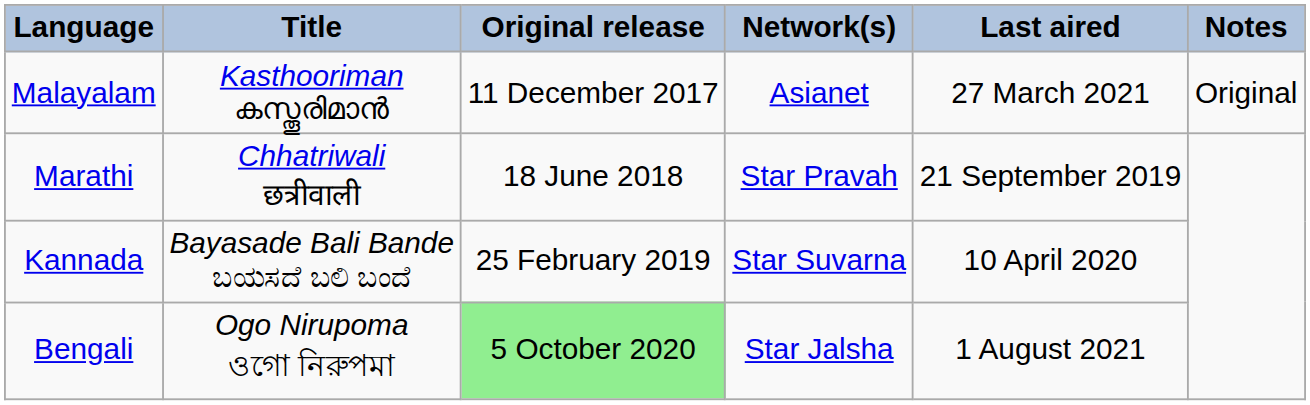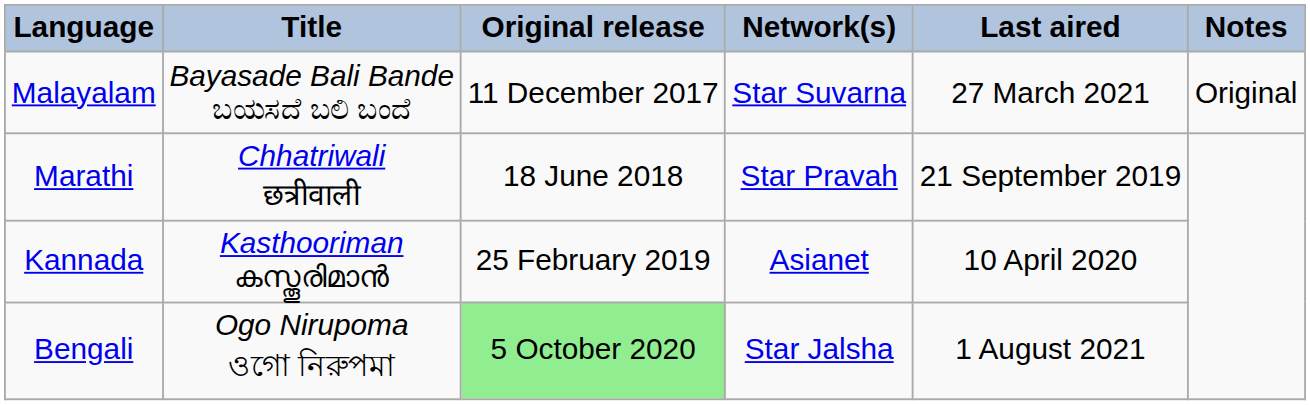(312, 92) Kasthooriman കസ്തൂരിമാൻ -> (312, 92) Bayasade Bali Bande ಬಯಸದೆ ಬಲಿ ಬಂದೆ
(819, 92) Asianet -> (819, 92) Star Suvarna
(312, 260) Bayasade Bali Bande ಬಯಸದೆ ಬಲಿ ಬಂದೆ -> (312, 260) Kasthooriman കസ്തൂരിമാൻ
(819, 260) Star Suvarna -> (819, 260) Asianet
